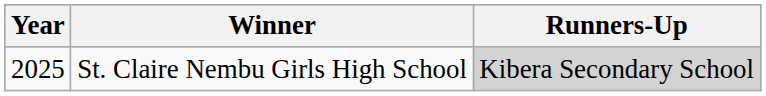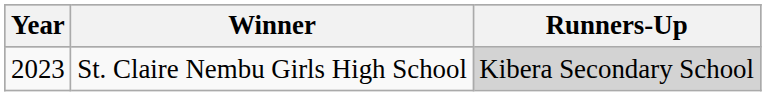(38, 68) 2025 -> (38, 68) 2023
